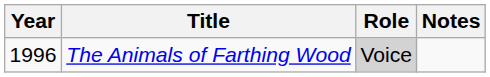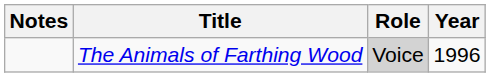columns swapped: (33, 21) <-> (451, 21)
